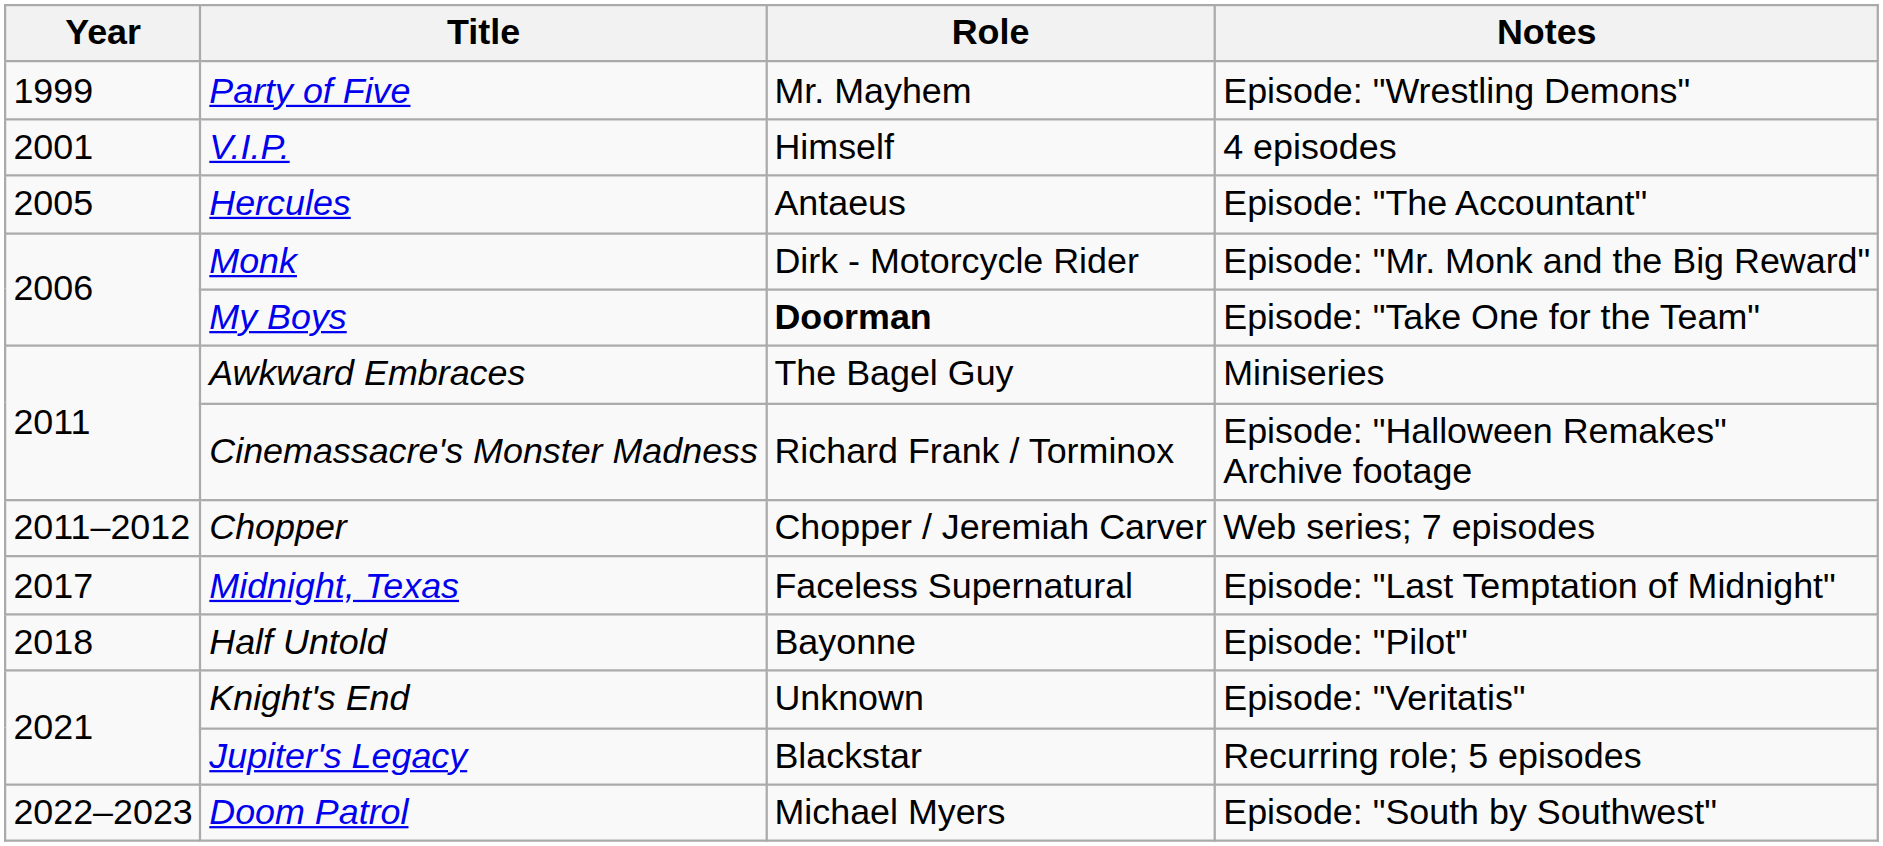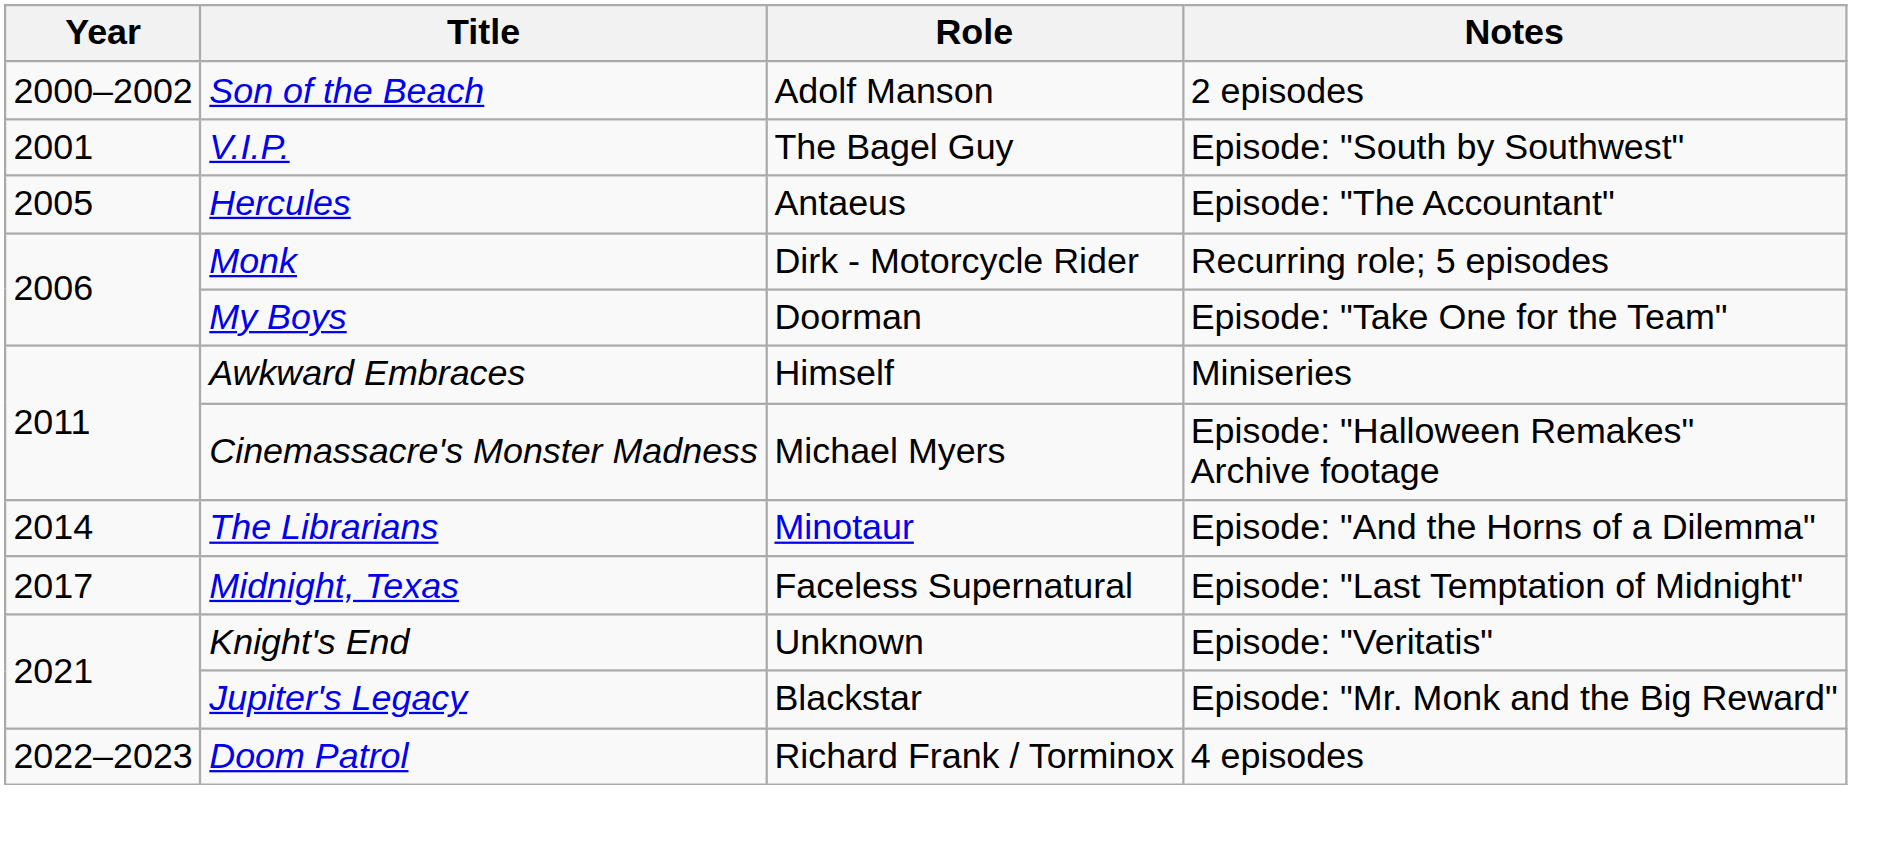- row: (310, 89)
+ row: (347, 89)
(834, 146) Himself -> (894, 146) The Bagel Guy
(1310, 146) 4 episodes -> (1438, 146) Episode: "South by Southwest"
(1547, 260) Episode: "Mr. Monk and the Big Reward" -> (1400, 260) Recurring role; 5 episodes
(853, 317) bold -> (848, 317) normal
(894, 373) The Bagel Guy -> (834, 373) Himself
(974, 450) Richard Frank / Torminox -> (890, 450) Michael Myers
- row: (278, 527)
+ row: (324, 527)
- row: (298, 641)
(1432, 755) Recurring role; 5 episodes -> (1514, 698) Episode: "Mr. Monk and the Big Reward"
(890, 812) Michael Myers -> (974, 755) Richard Frank / Torminox
(1470, 812) Episode: "South by Southwest" -> (1277, 755) 4 episodes
